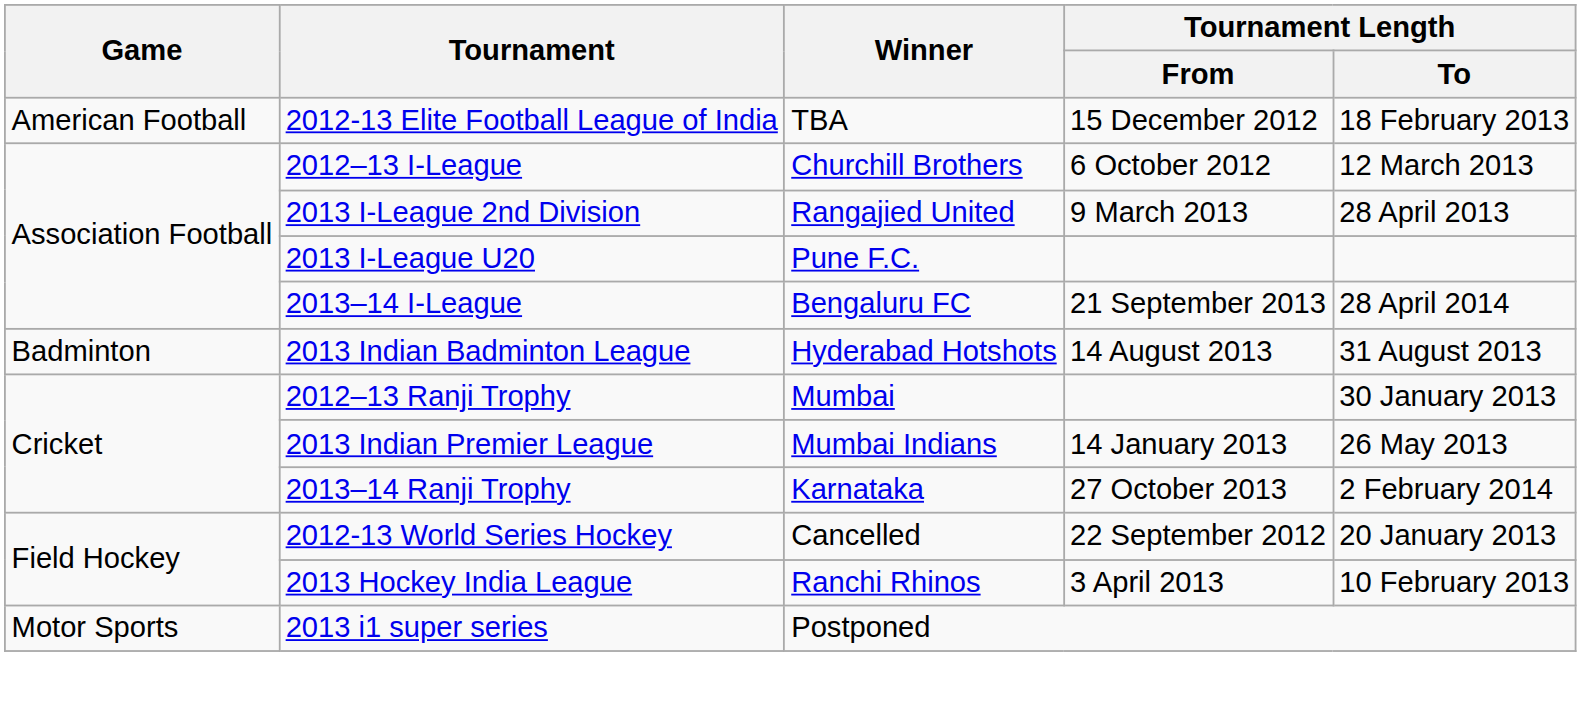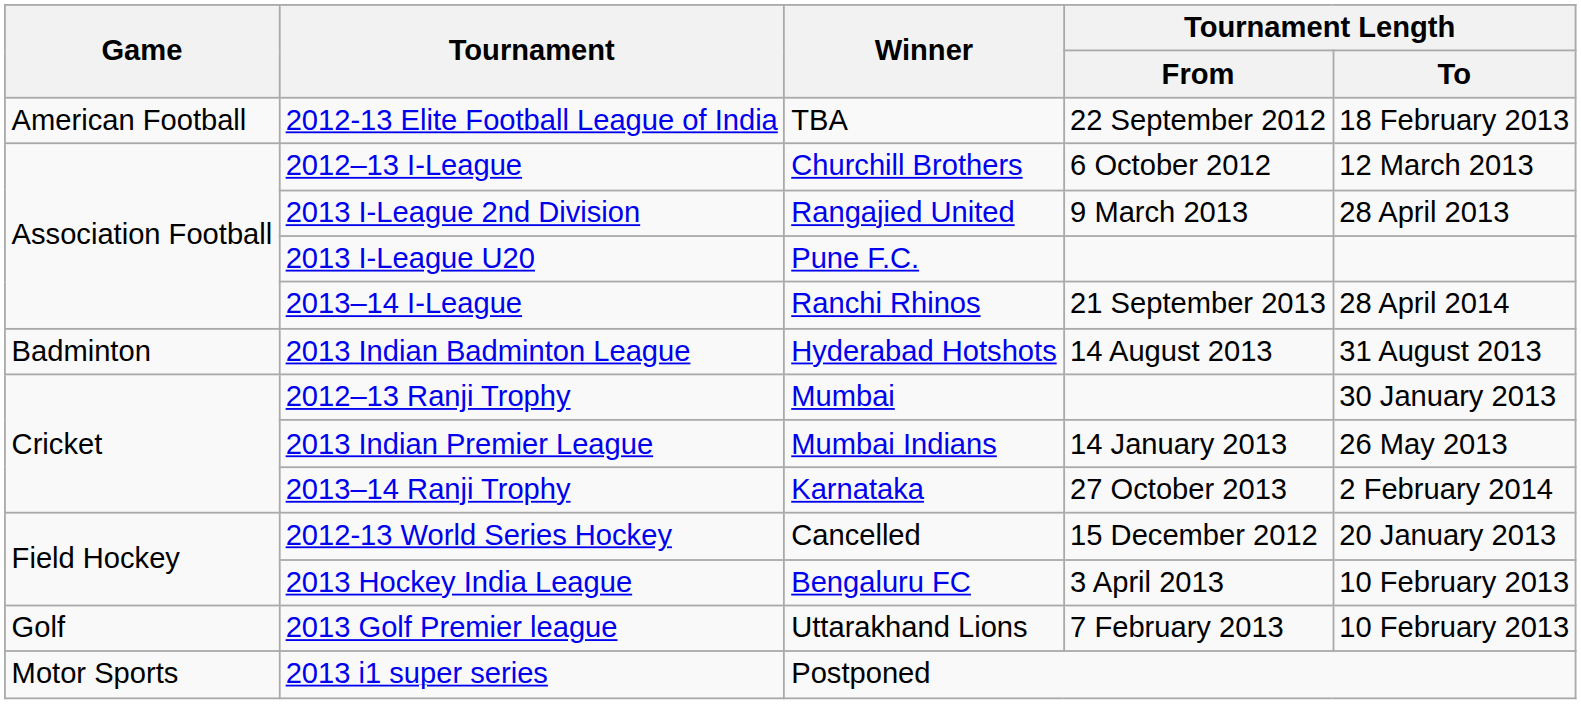(1194, 119) 15 December 2012 -> (1198, 119) 22 September 2012
(881, 304) Bengaluru FC -> (886, 304) Ranchi Rhinos
(1198, 535) 22 September 2012 -> (1194, 535) 15 December 2012
(886, 581) Ranchi Rhinos -> (881, 581) Bengaluru FC
+ row: (452, 627)
